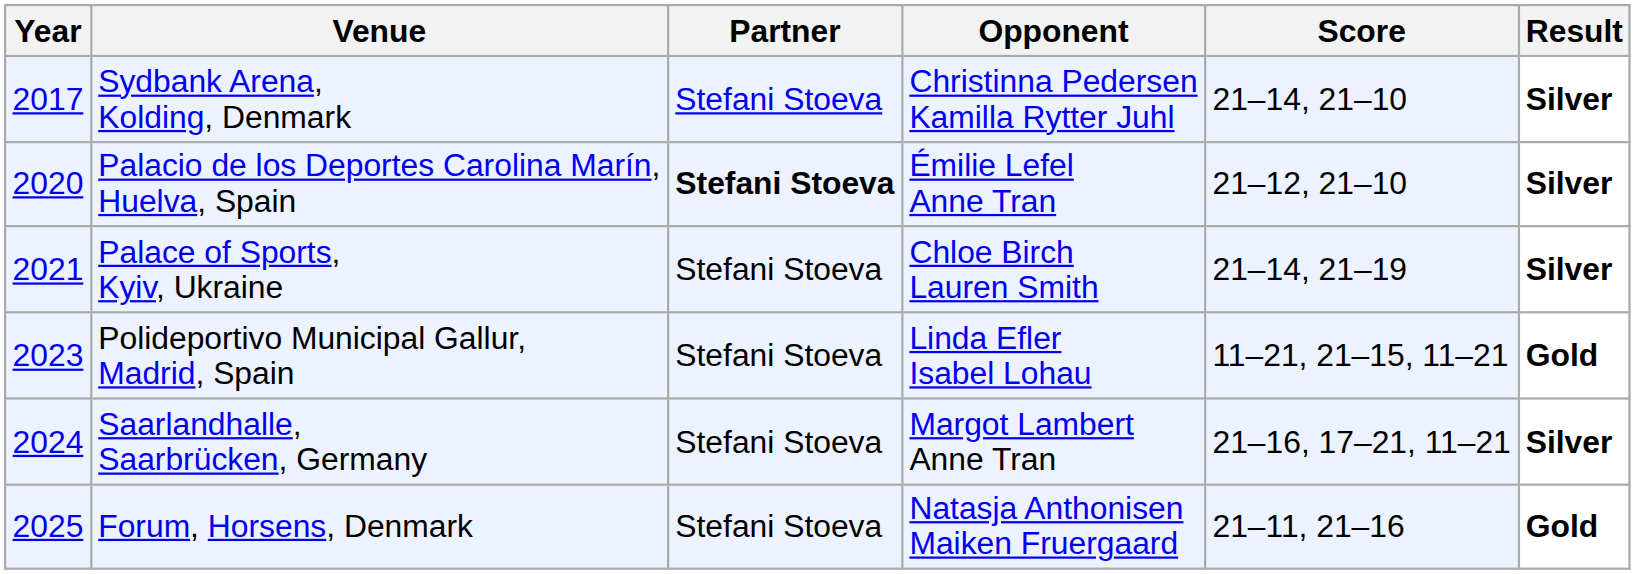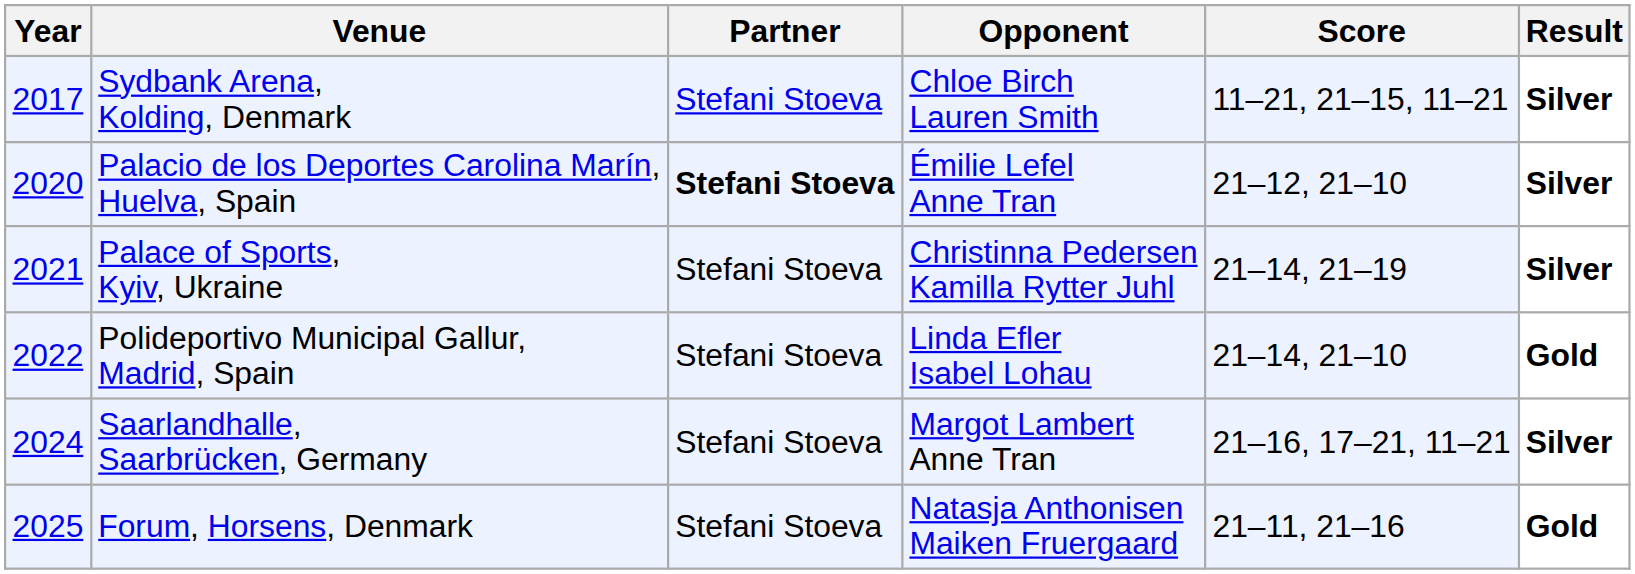(1053, 99) Christinna Pedersen Kamilla Rytter Juhl -> (1004, 99) Chloe Birch Lauren Smith
(1310, 99) 21–14, 21–10 -> (1360, 99) 11–21, 21–15, 11–21
(1004, 270) Chloe Birch Lauren Smith -> (1053, 270) Christinna Pedersen Kamilla Rytter Juhl
(48, 356) 2023 -> (48, 356) 2022
(1360, 356) 11–21, 21–15, 11–21 -> (1310, 356) 21–14, 21–10
